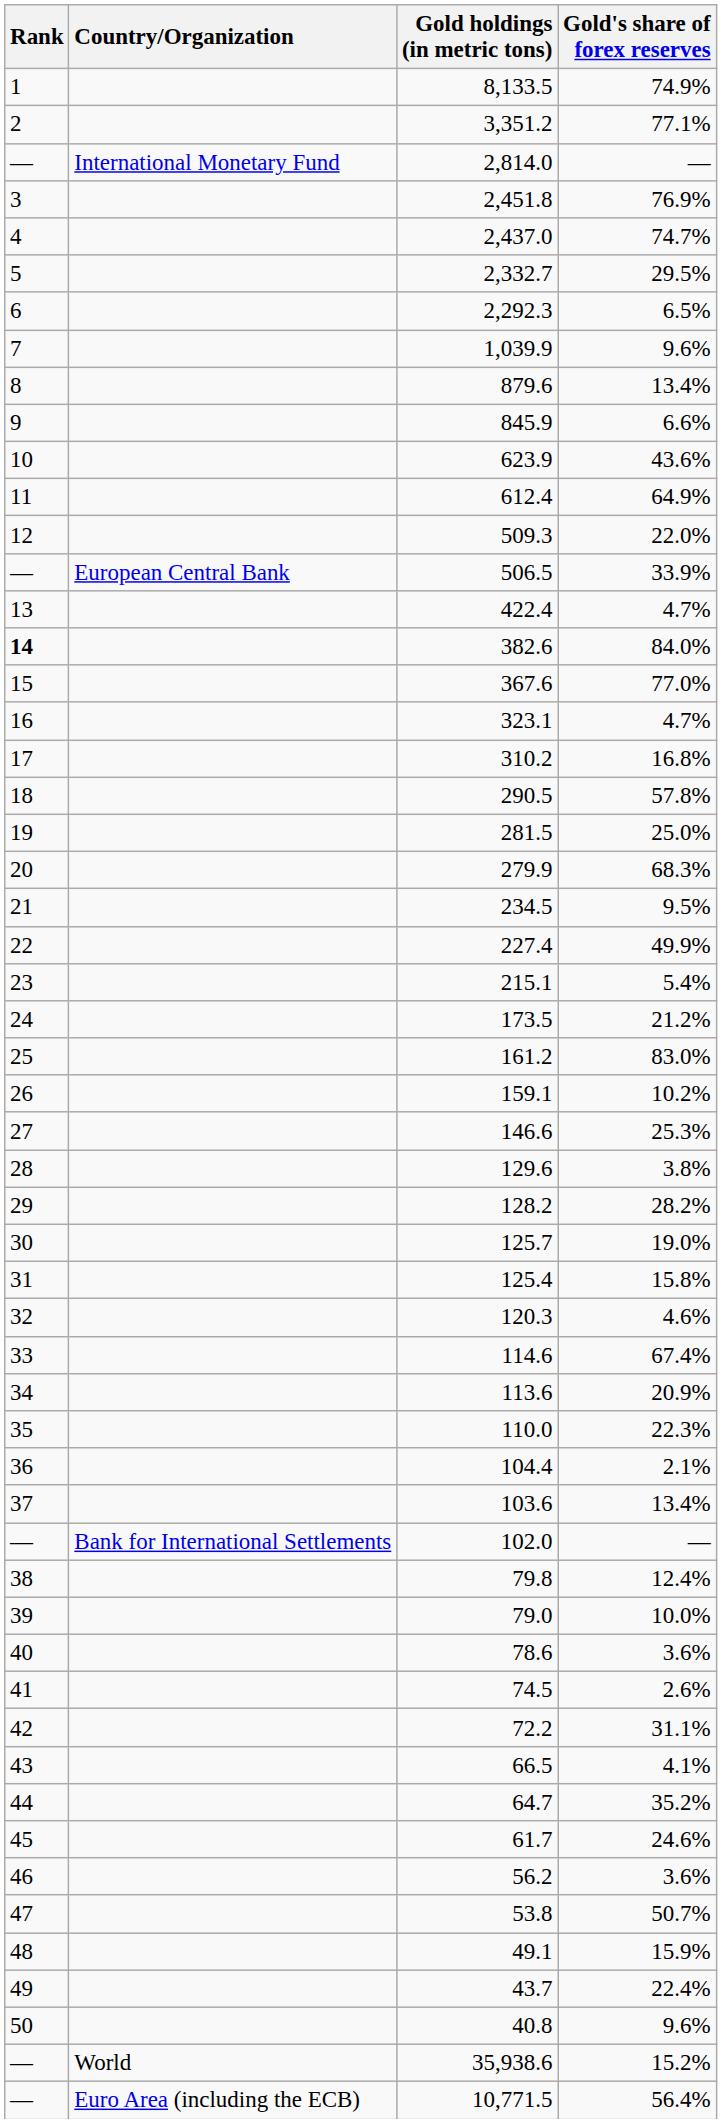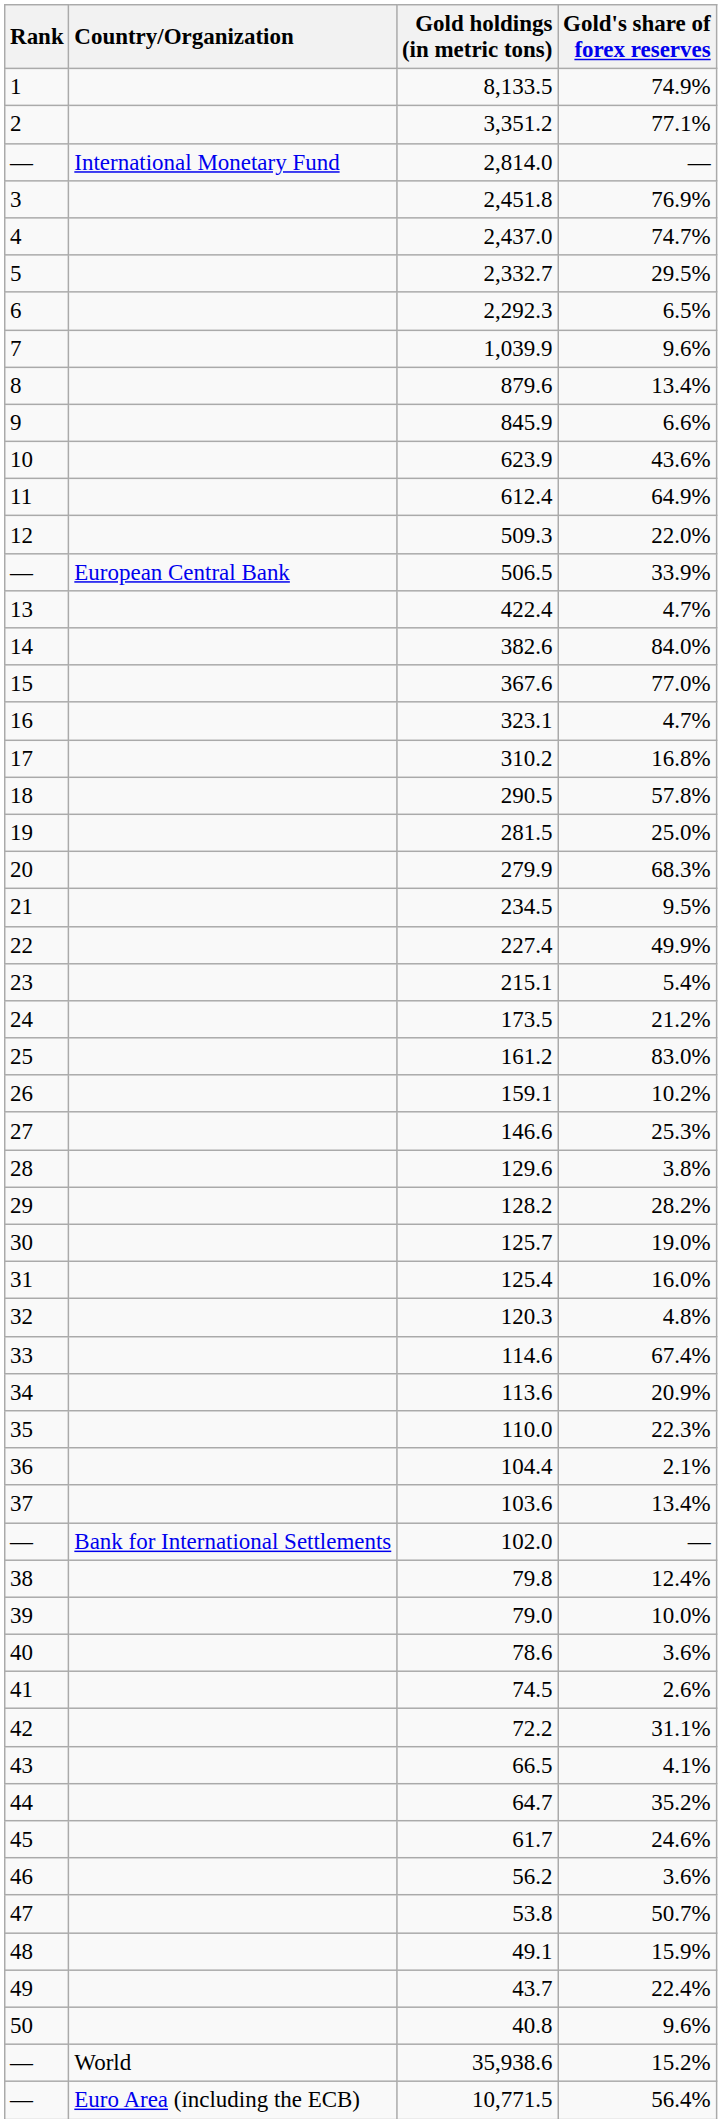(22, 645) bold -> (22, 645) normal
(681, 1279) 15.8% -> (681, 1279) 16.0%
(687, 1316) 4.6% -> (687, 1316) 4.8%
